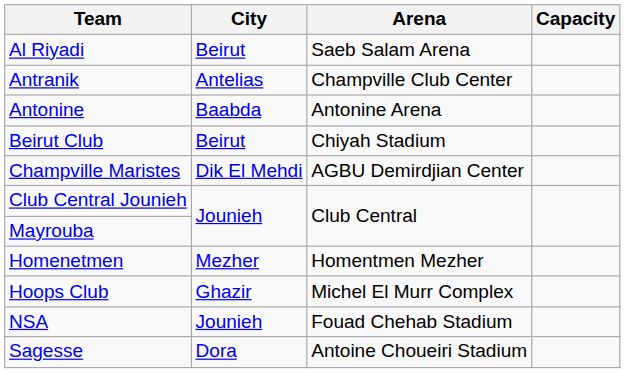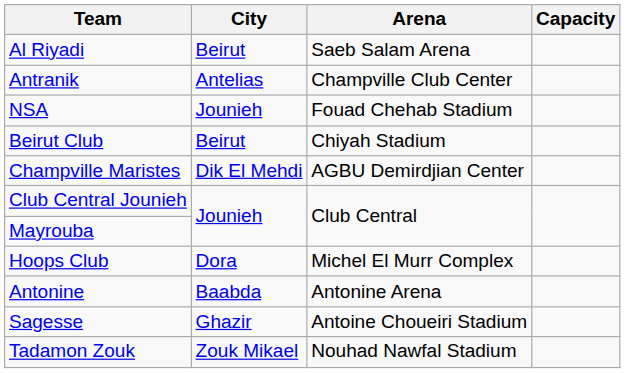rows swapped: (47, 110) <-> (29, 321)
- row: (66, 261)
(224, 291) Ghazir -> (216, 261) Dora
(216, 351) Dora -> (224, 321) Ghazir
+ row: (72, 351)
